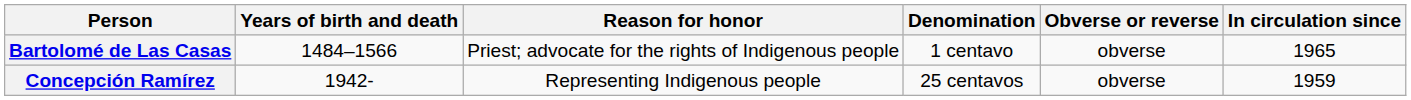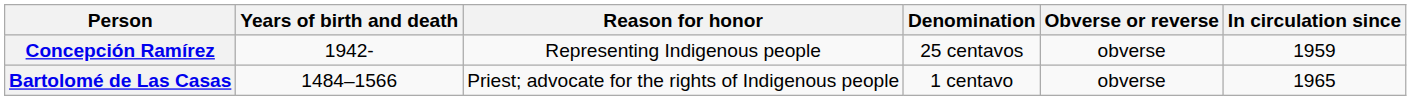rows swapped: (120, 50) <-> (120, 81)
